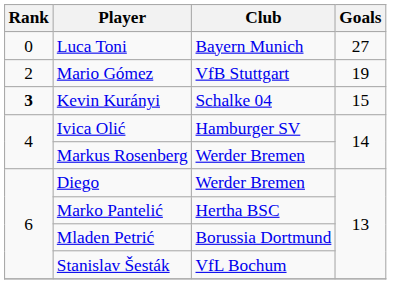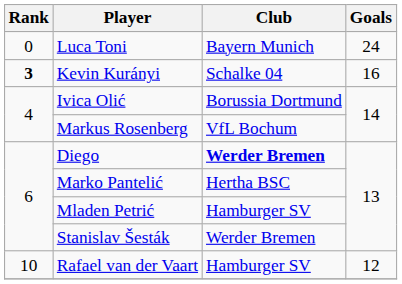(360, 45) 27 -> (371, 45) 24
- row: (105, 73)
(360, 100) 15 -> (371, 73) 16
(248, 127) Hamburger SV -> (274, 100) Borussia Dortmund
(250, 155) Werder Bremen -> (252, 127) VfL Bochum
(250, 182) normal -> (265, 155) bold
(263, 237) Borussia Dortmund -> (258, 210) Hamburger SV
(241, 264) VfL Bochum -> (261, 237) Werder Bremen
+ row: (127, 264)
